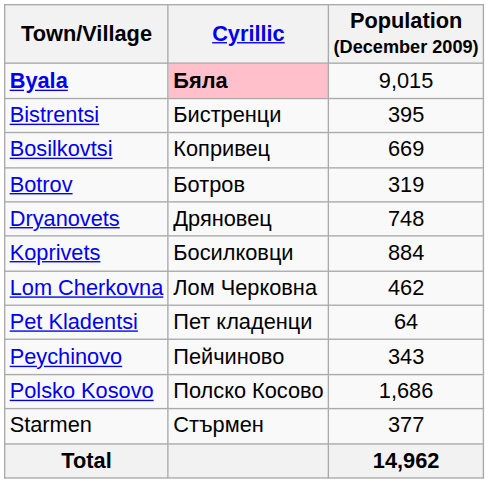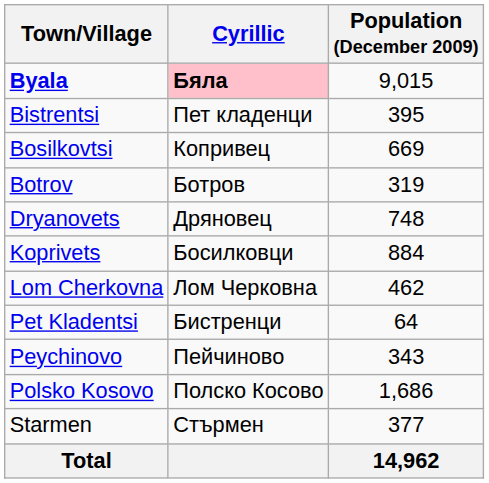(227, 115) Бистренци -> (243, 115) Пет кладенци
(243, 322) Пет кладенци -> (227, 322) Бистренци
